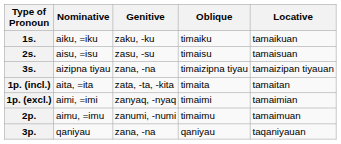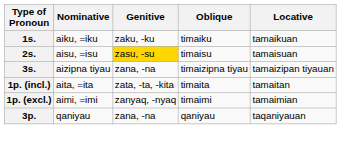(135, 54) no background -> (135, 54) gold background
- row: (29, 116)
